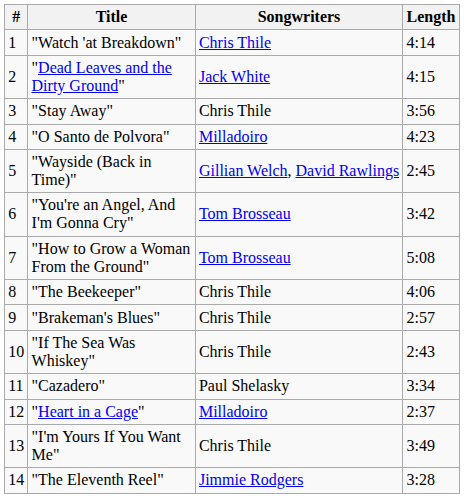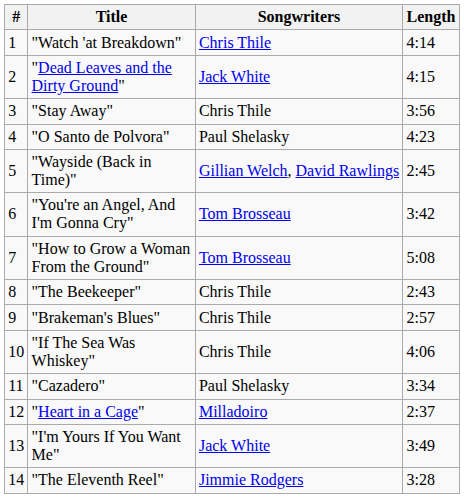(233, 136) Milladoiro -> (244, 136) Paul Shelasky
(421, 292) 4:06 -> (421, 292) 2:43
(421, 351) 2:43 -> (421, 351) 4:06
(235, 446) Chris Thile -> (235, 446) Jack White
